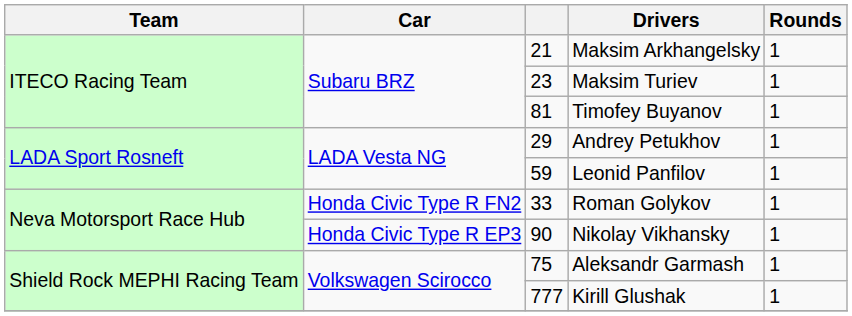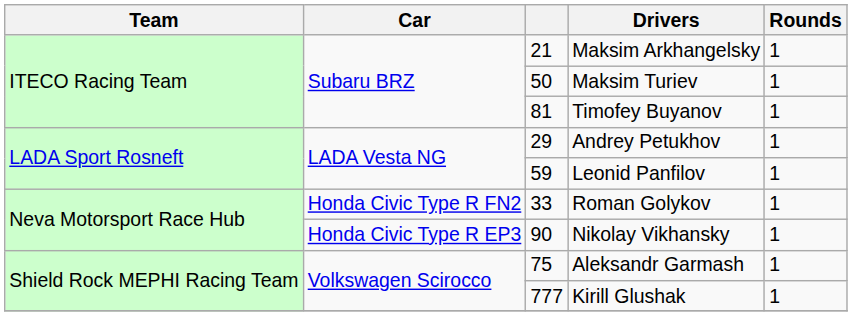(541, 81) 23 -> (541, 81) 50
